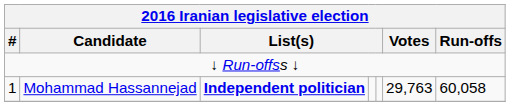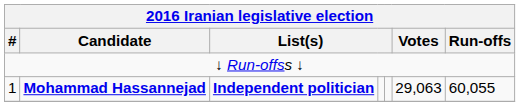(110, 88) normal -> (115, 88) bold
(409, 88) 29,763 -> (418, 88) 29,063
(463, 88) 60,058 -> (472, 88) 60,055
